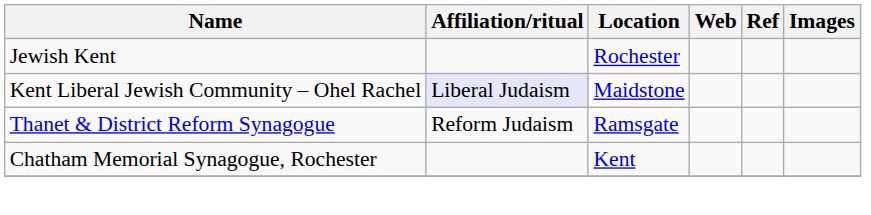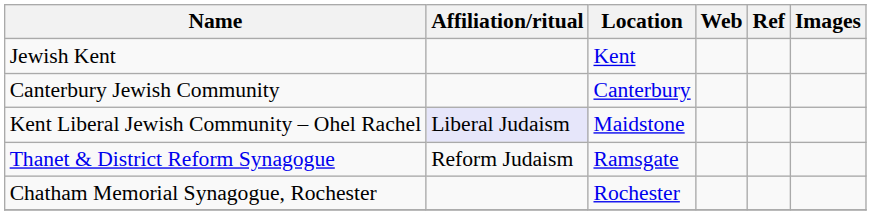(637, 55) Rochester -> (614, 55) Kent
+ row: (145, 90)
(614, 158) Kent -> (637, 192) Rochester
